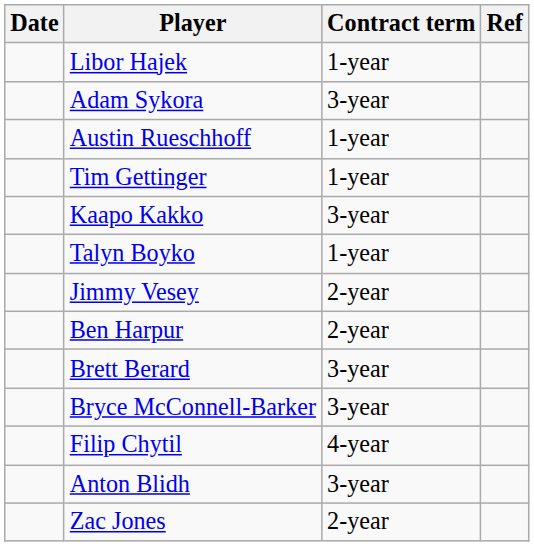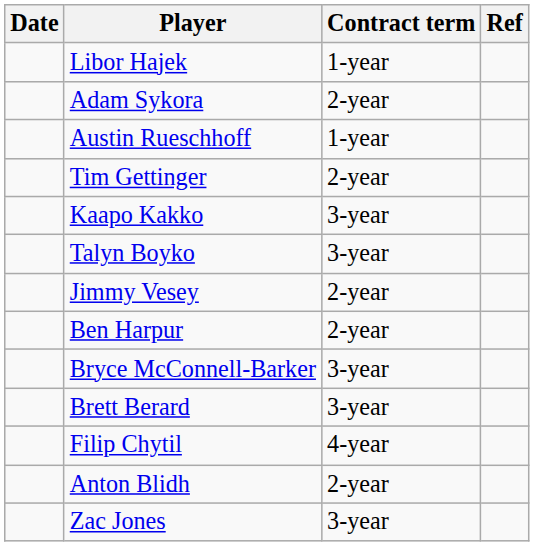(358, 100) 3-year -> (358, 100) 2-year
(358, 176) 1-year -> (358, 176) 2-year
(358, 253) 1-year -> (358, 253) 3-year
rows swapped: (130, 368) <-> (193, 406)
(358, 483) 3-year -> (358, 483) 2-year
(358, 521) 2-year -> (358, 521) 3-year
